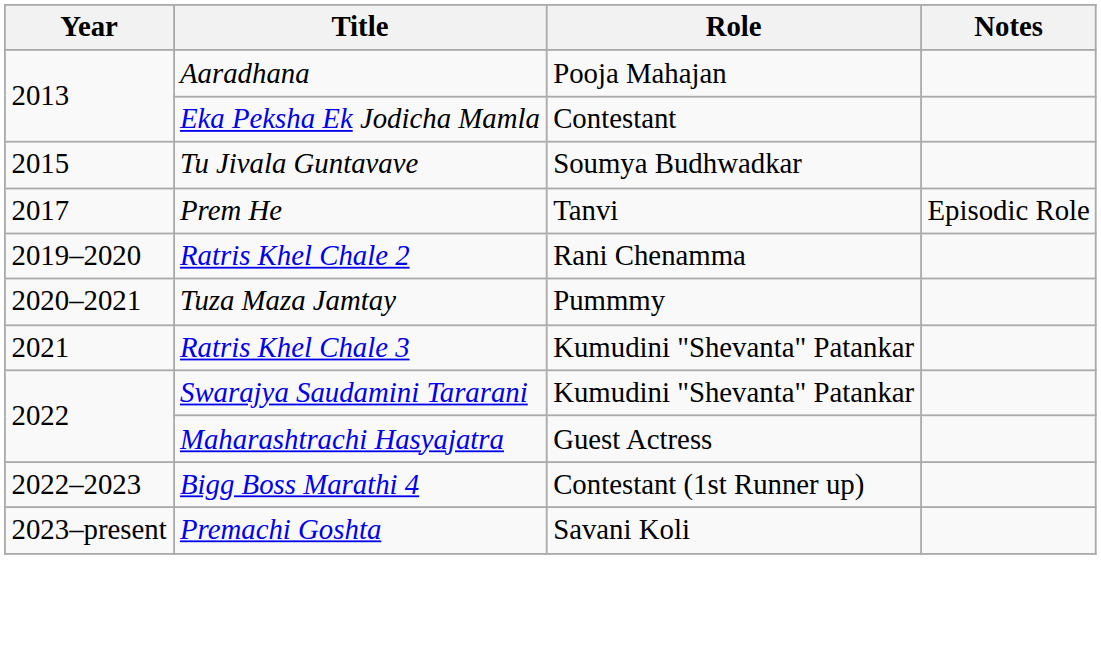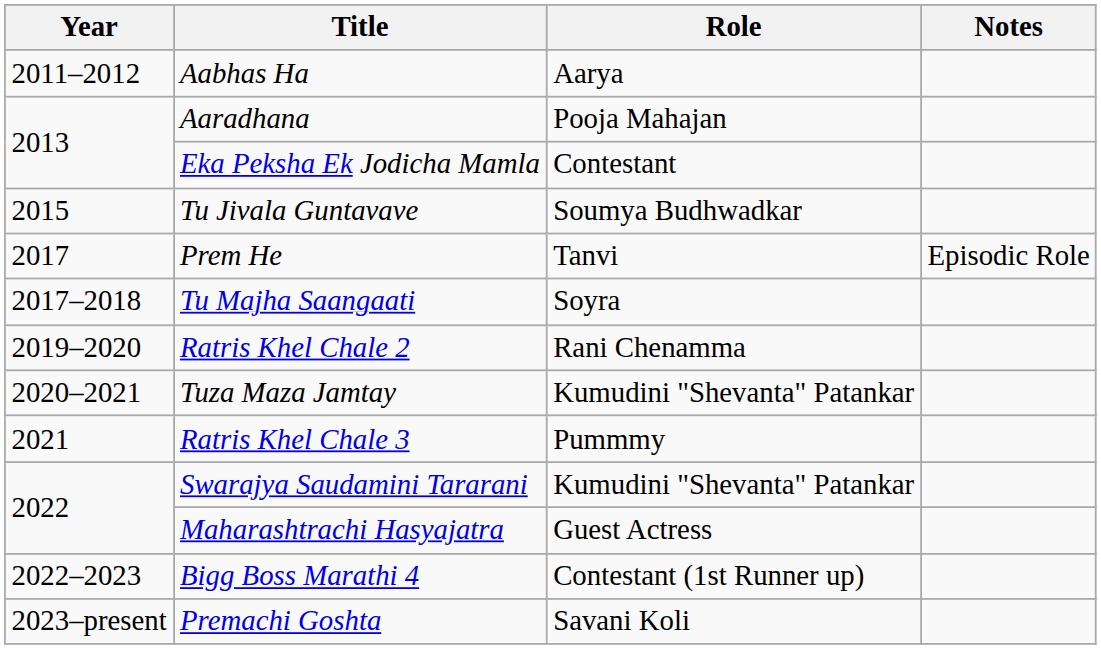+ row: (244, 73)
+ row: (298, 301)
(609, 301) Pummmy -> (734, 392) Kumudini "Shevanta" Patankar
(734, 347) Kumudini "Shevanta" Patankar -> (609, 438) Pummmy
